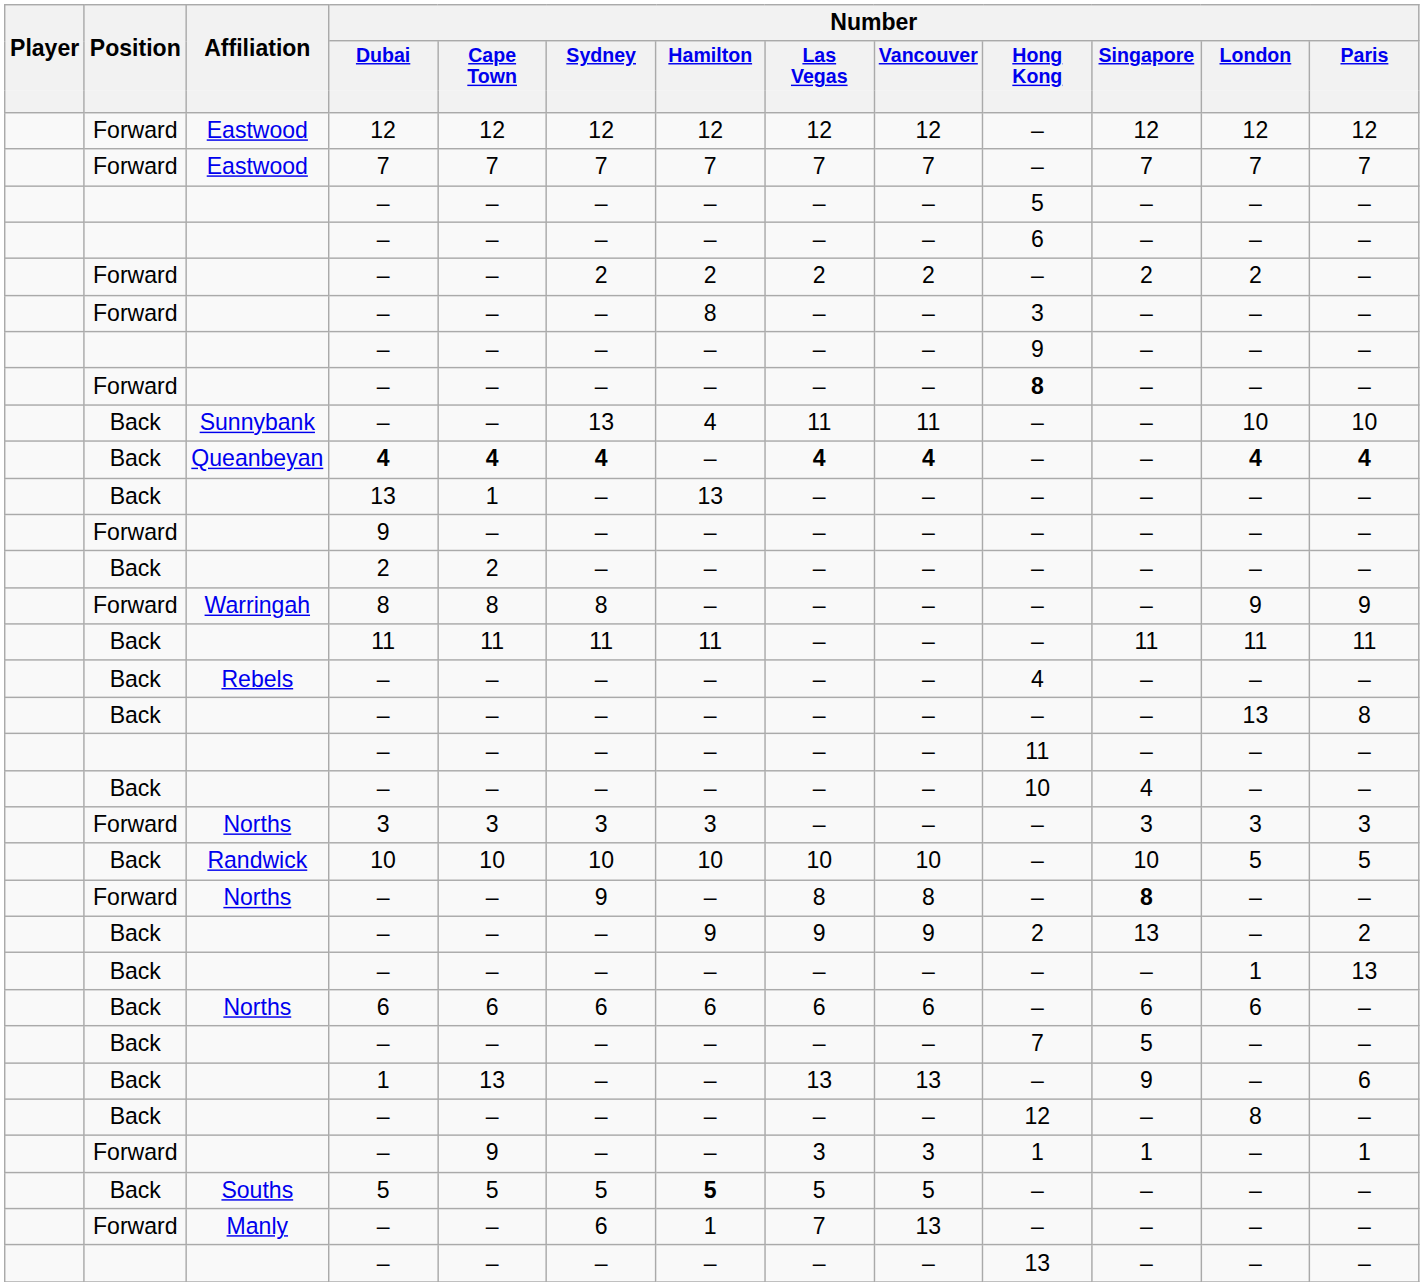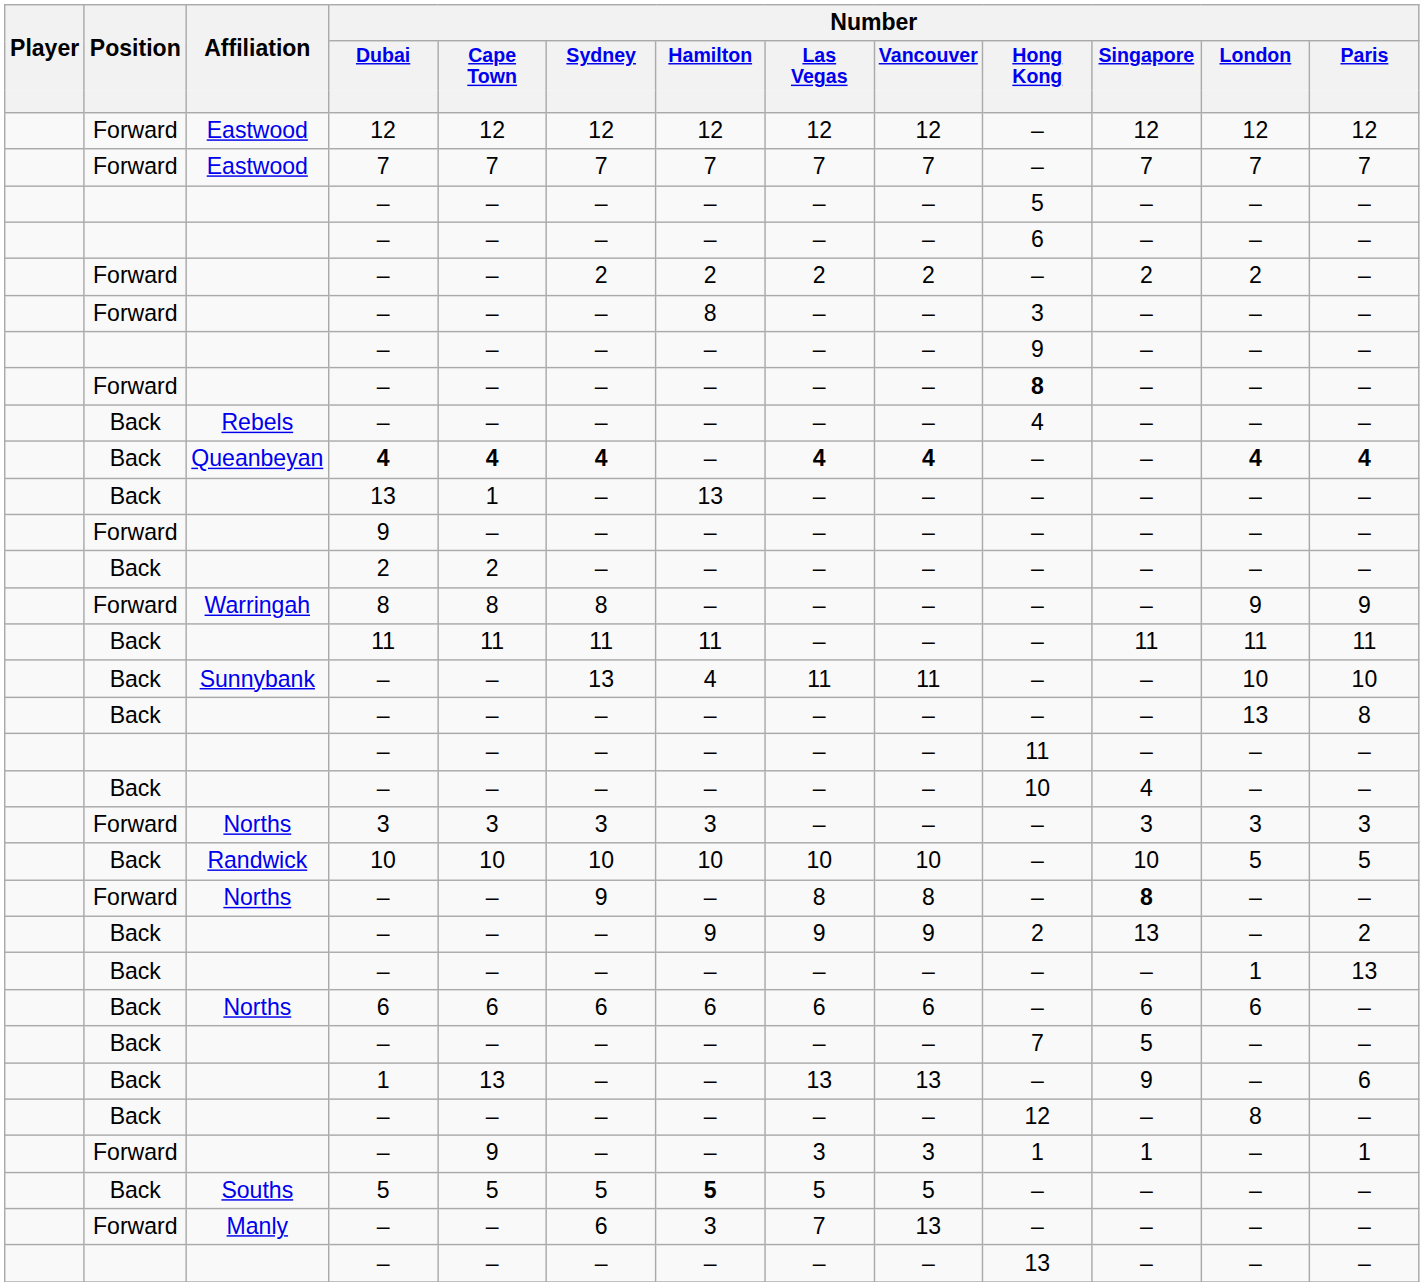rows swapped: (257, 678) <-> (257, 422)
(710, 1226) 1 -> (710, 1226) 3
